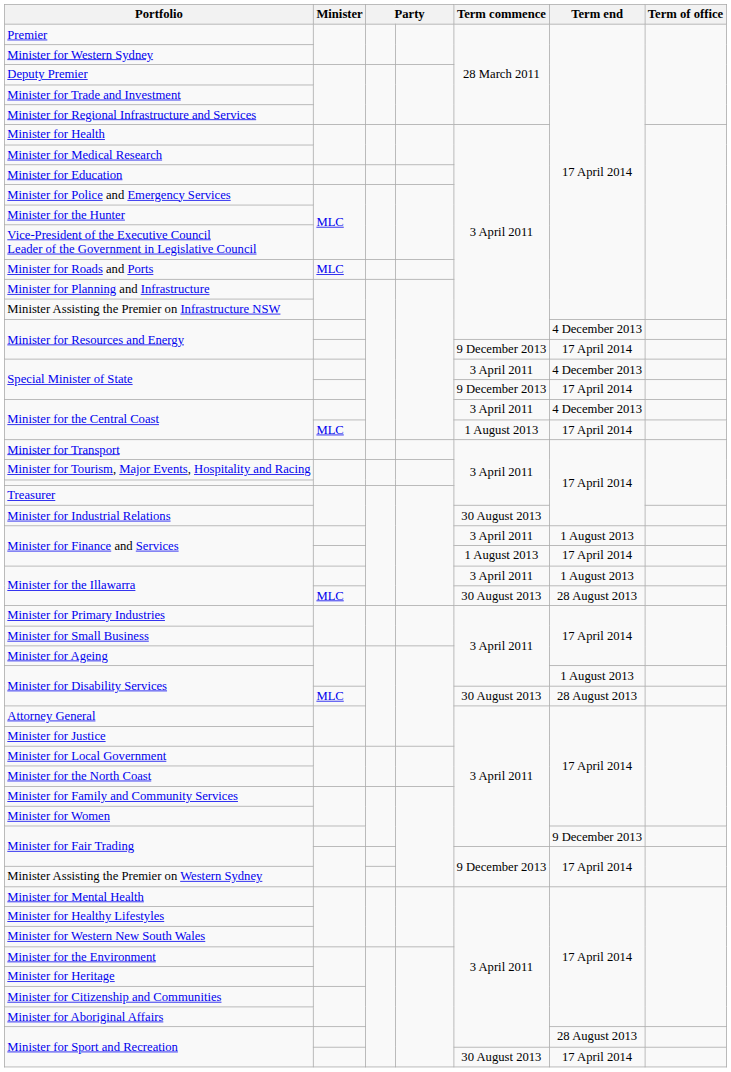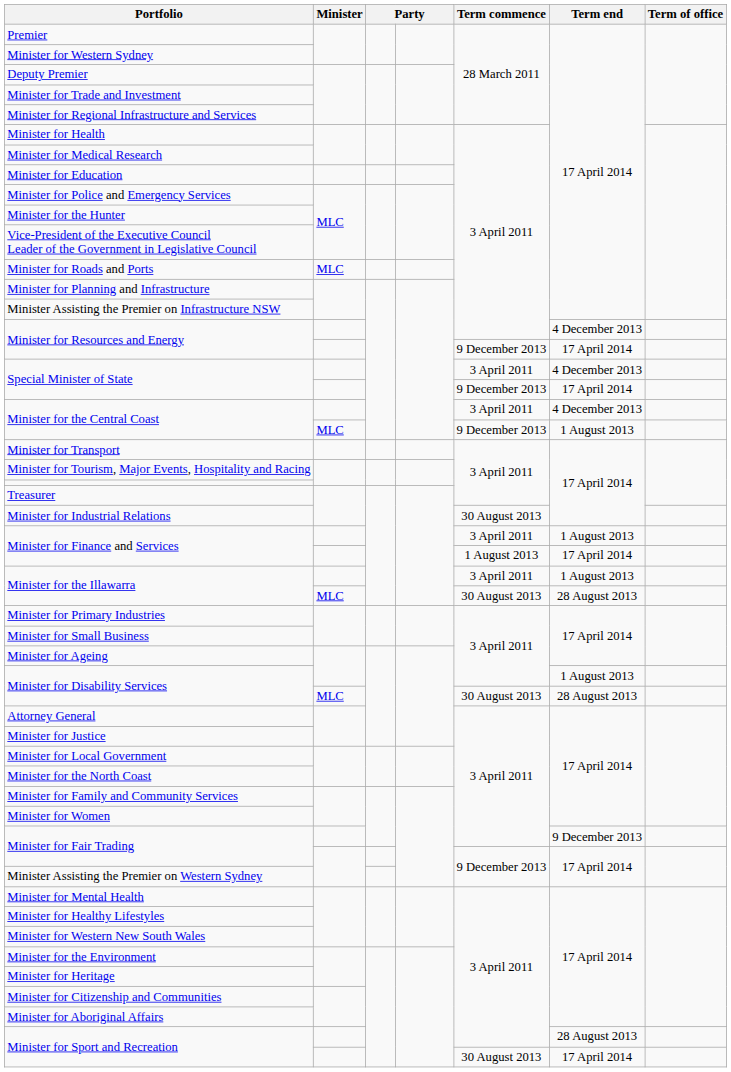(501, 429) 1 August 2013 -> (501, 429) 9 December 2013
(597, 429) 17 April 2014 -> (597, 429) 1 August 2013
